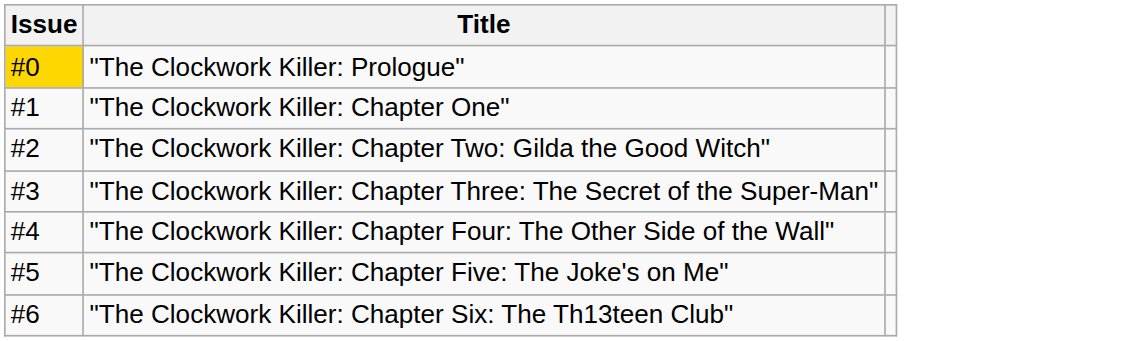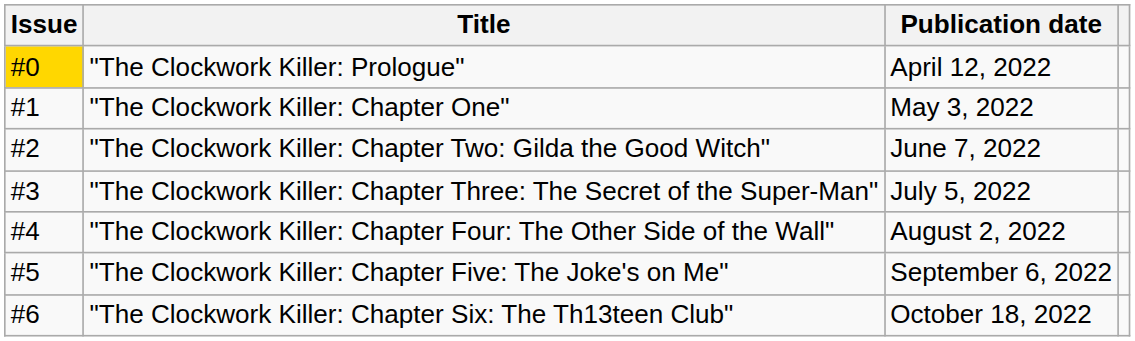+ column: (1001, 25)
